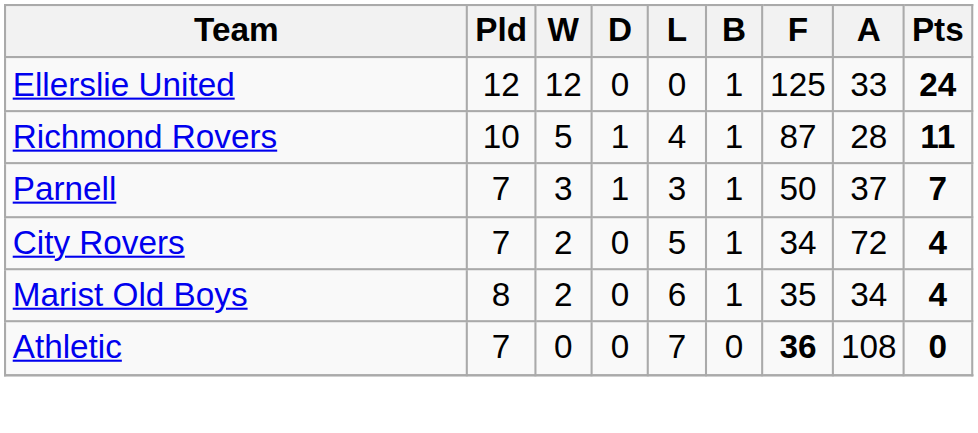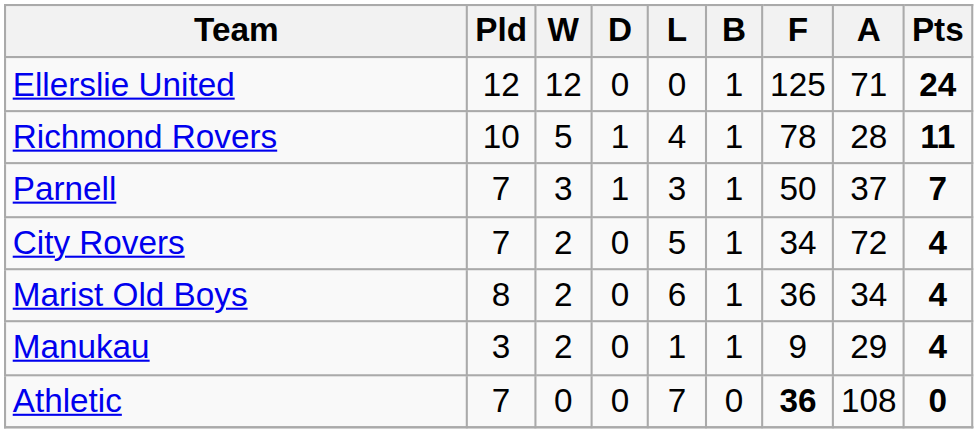(869, 83) 33 -> (869, 83) 71
(798, 136) 87 -> (798, 136) 78
(798, 294) 35 -> (798, 294) 36
+ row: (81, 347)
